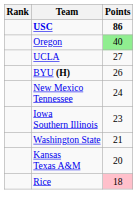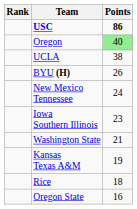(118, 57) 27 -> (118, 57) 38
(118, 160) 20 -> (118, 160) 19
(118, 181) pink background -> (118, 181) no background
+ row: (59, 196)
